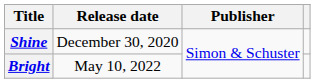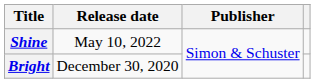(118, 41) December 30, 2020 -> (118, 41) May 10, 2022
(118, 66) May 10, 2022 -> (118, 66) December 30, 2020
